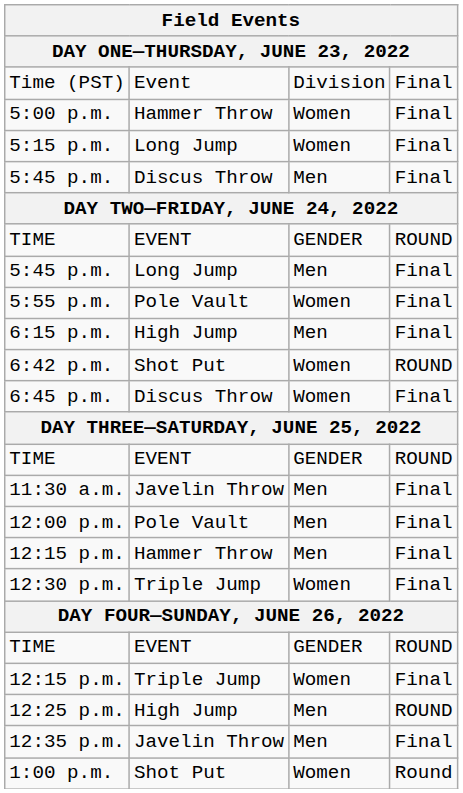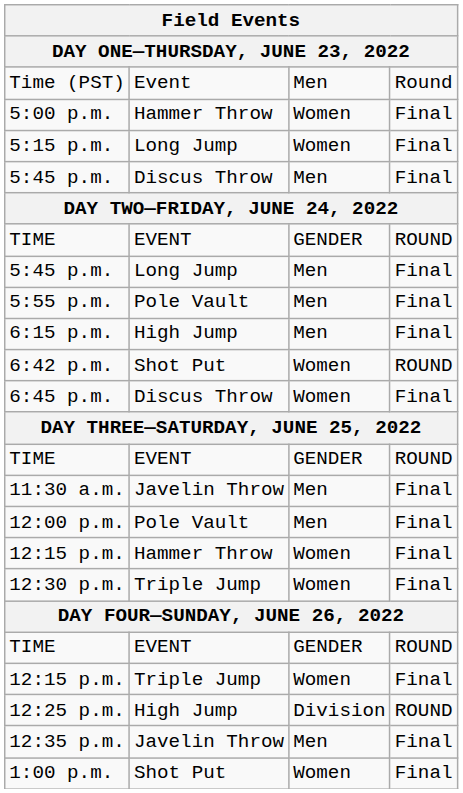(339, 83) Division -> (311, 83) Men
(424, 83) Final -> (424, 83) Round
(322, 303) Women -> (311, 303) Men
(311, 553) Men -> (322, 553) Women
(311, 710) Men -> (339, 710) Division
(424, 773) Round -> (424, 773) Final
